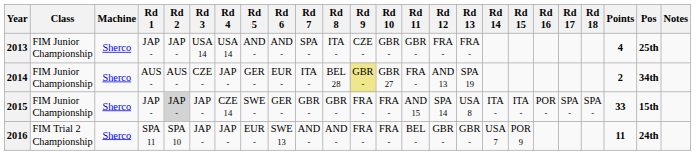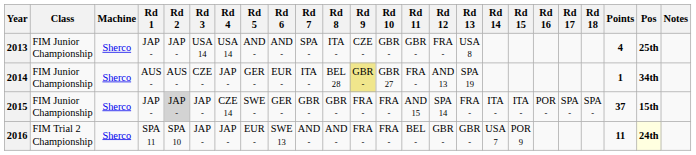(470, 47) FRA - -> (470, 47) USA 8
(620, 77) 2 -> (620, 77) 1
(470, 105) USA 8 -> (470, 105) FRA -
(620, 106) 33 -> (620, 106) 37
(649, 135) no background -> (649, 135) lightyellow background
